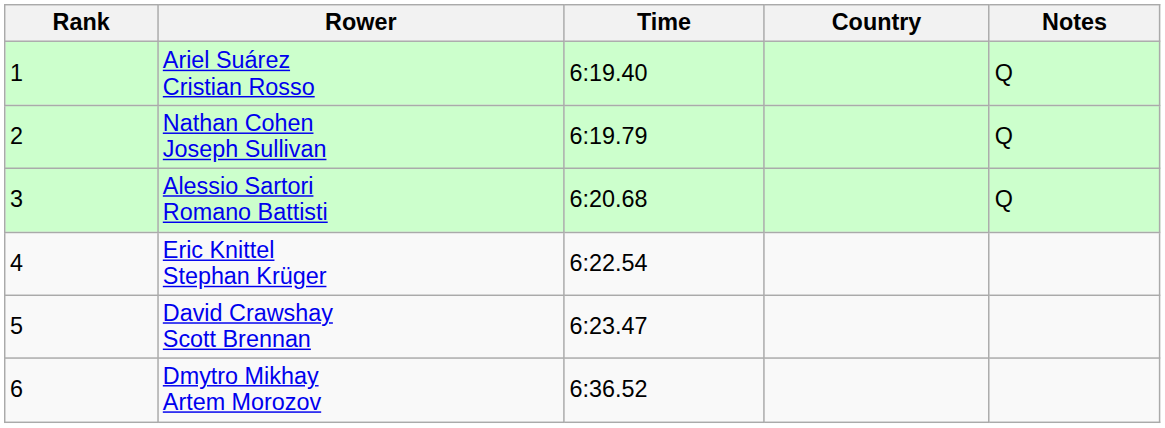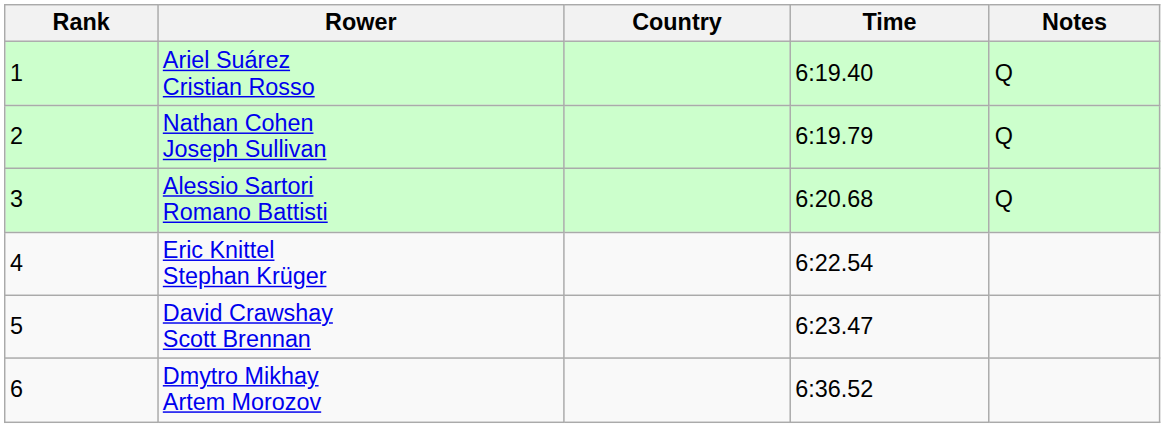columns swapped: (877, 23) <-> (664, 23)
